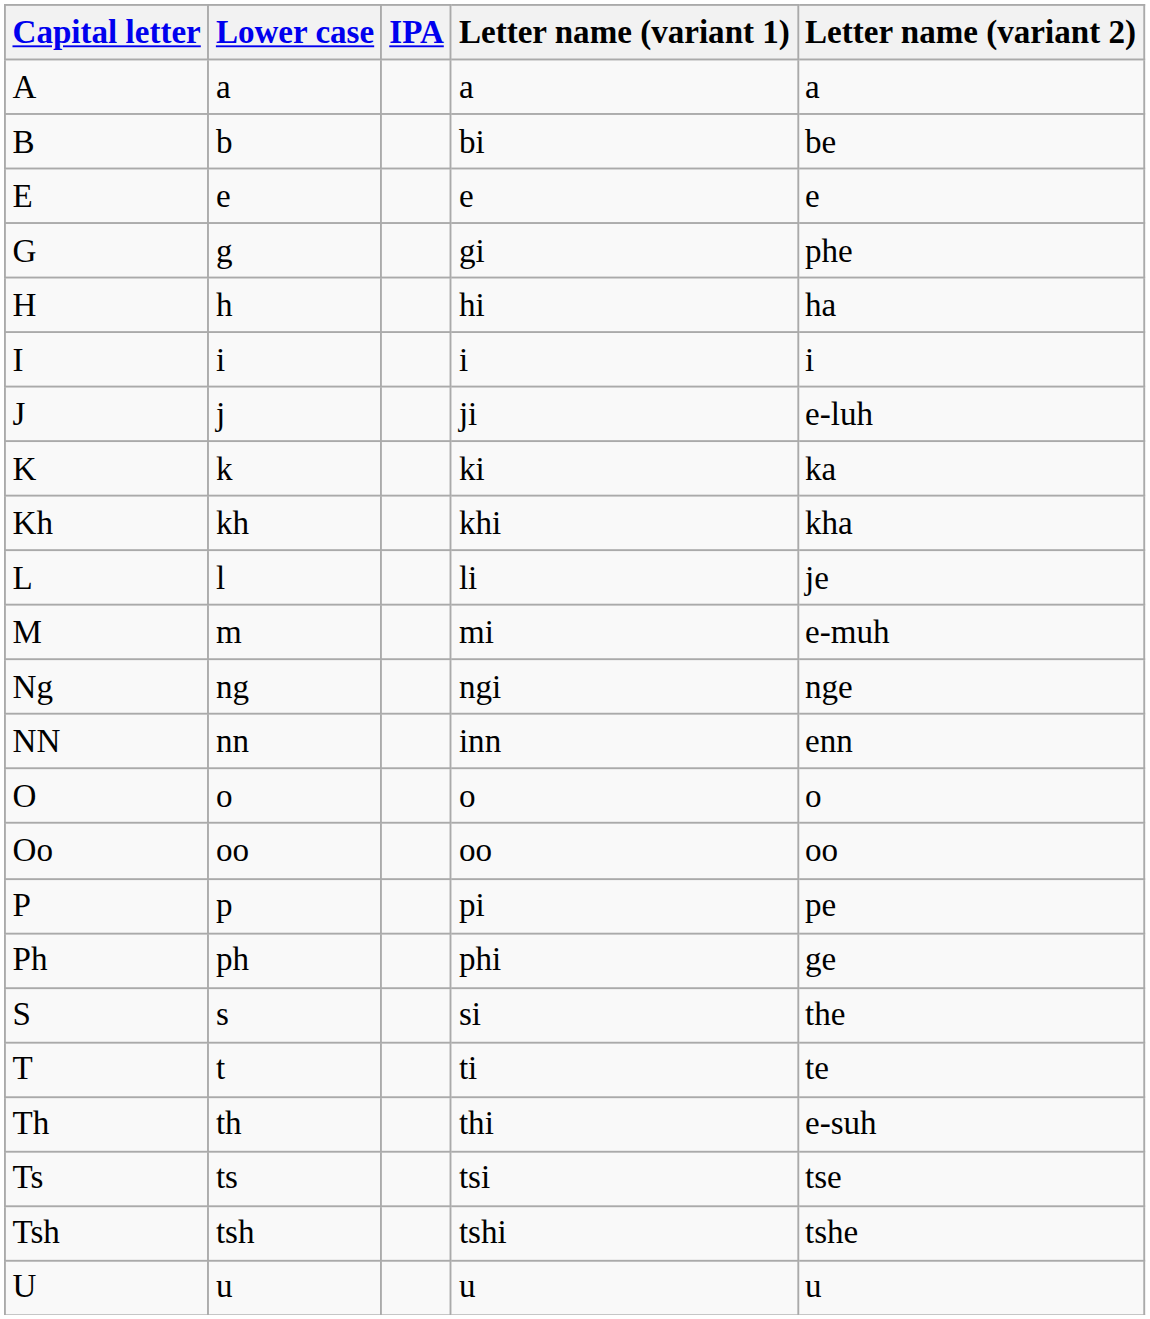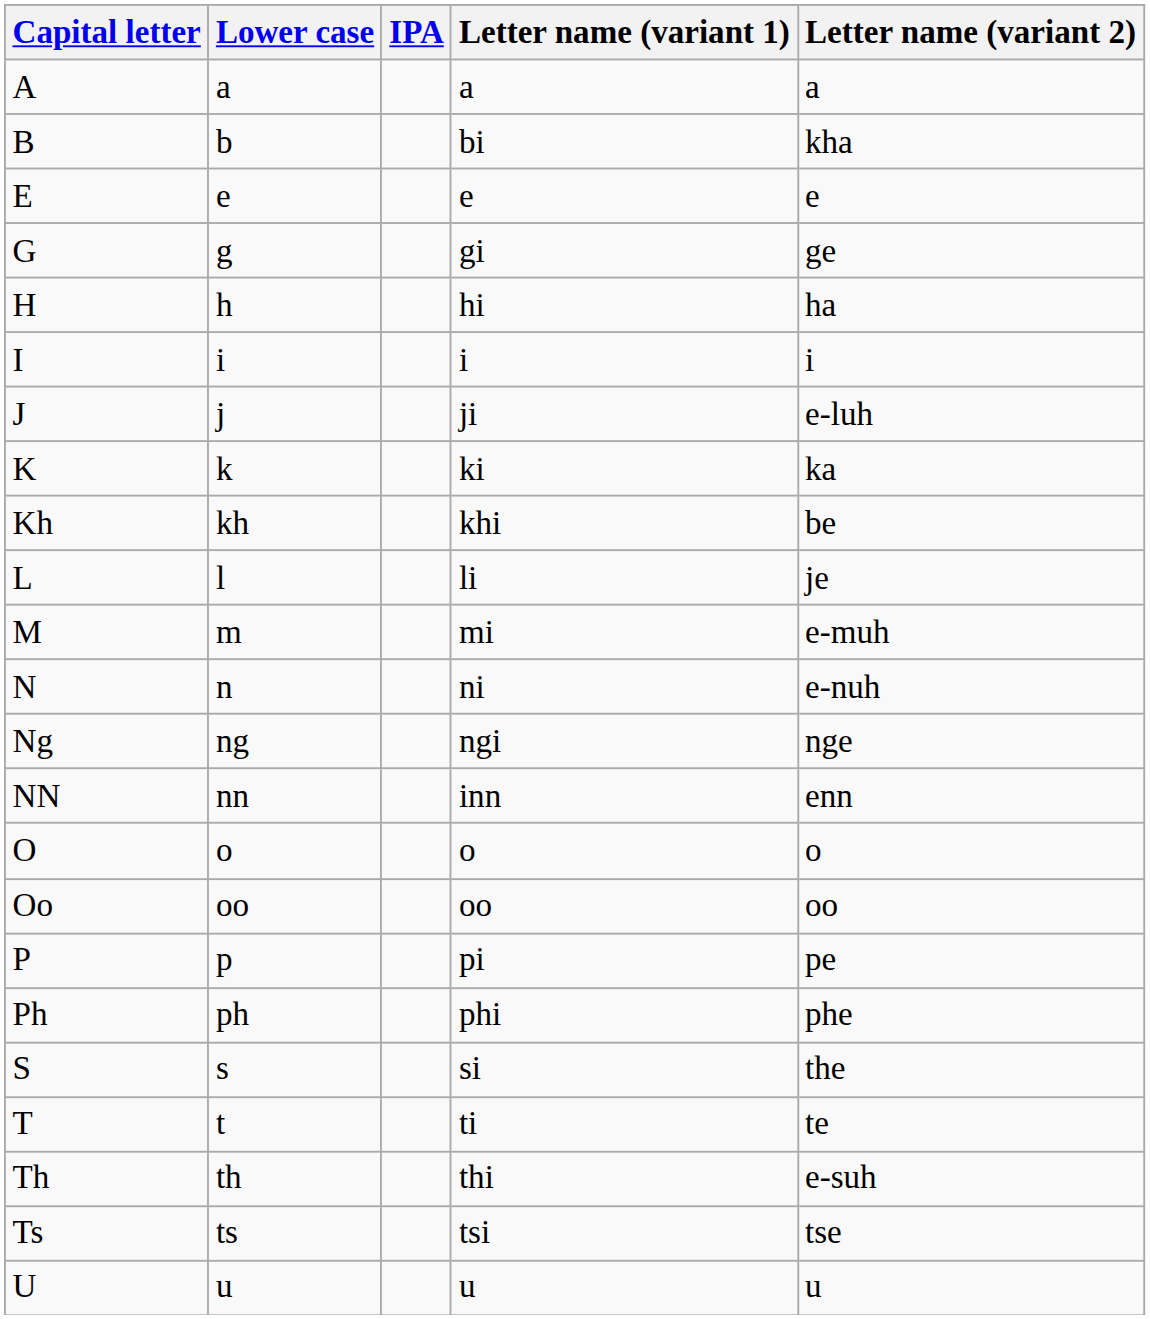(821, 140) be -> (829, 140) kha
(829, 249) phe -> (821, 249) ge
(829, 522) kha -> (821, 522) be
+ row: (472, 686)
(821, 959) ge -> (829, 1013) phe
- row: (483, 1232)
